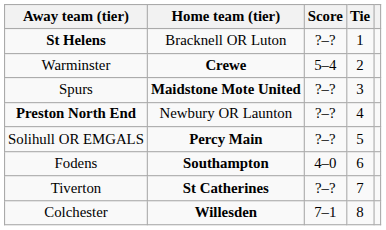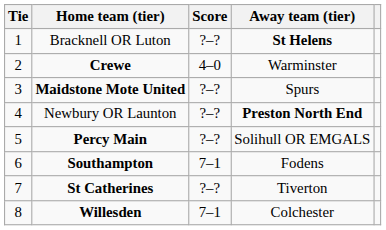columns swapped: (360, 16) <-> (76, 16)
(325, 65) 5–4 -> (210, 65) 4–0
(325, 163) 4–0 -> (210, 163) 7–1
